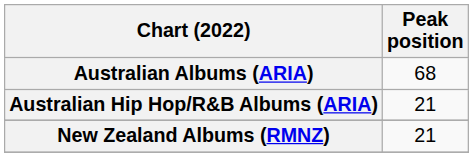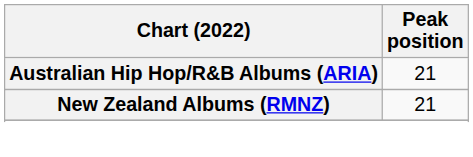- row: (194, 73)
